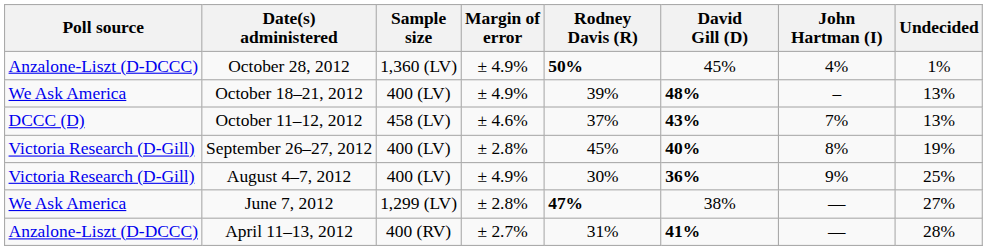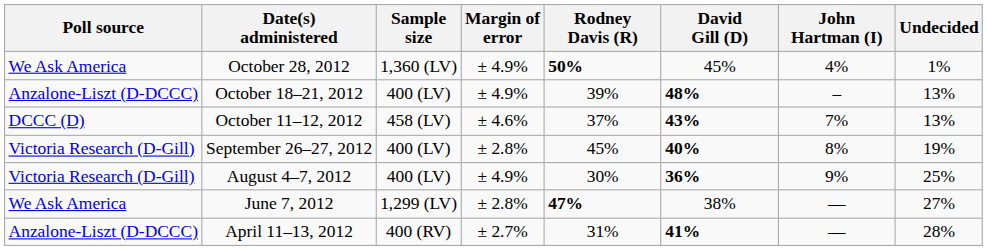(103, 65) Anzalone-Liszt (D-DCCC) -> (67, 65) We Ask America
(67, 93) We Ask America -> (103, 93) Anzalone-Liszt (D-DCCC)
